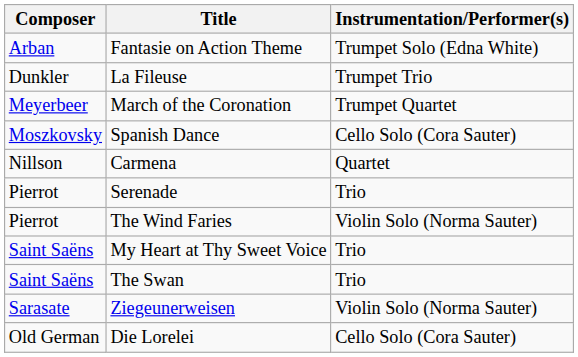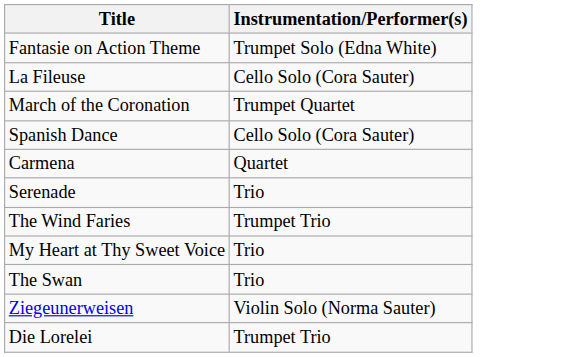- column: (55, 18)
(384, 76) Trumpet Trio -> (324, 76) Cello Solo (Cora Sauter)
(436, 221) Violin Solo (Norma Sauter) -> (282, 221) Trumpet Trio
(426, 337) Cello Solo (Cora Sauter) -> (282, 337) Trumpet Trio
